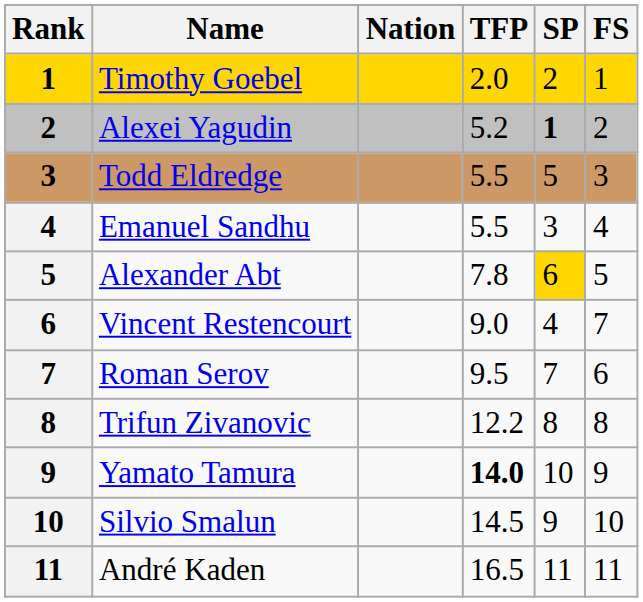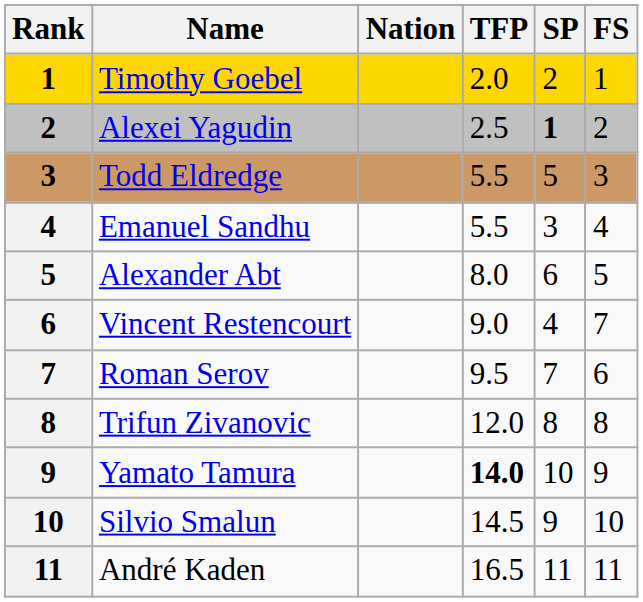(489, 127) 5.2 -> (489, 127) 2.5
(489, 275) 7.8 -> (489, 275) 8.0
(550, 275) gold background -> (550, 275) no background
(497, 422) 12.2 -> (497, 422) 12.0
